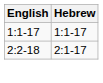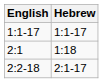+ row: (15, 50)
